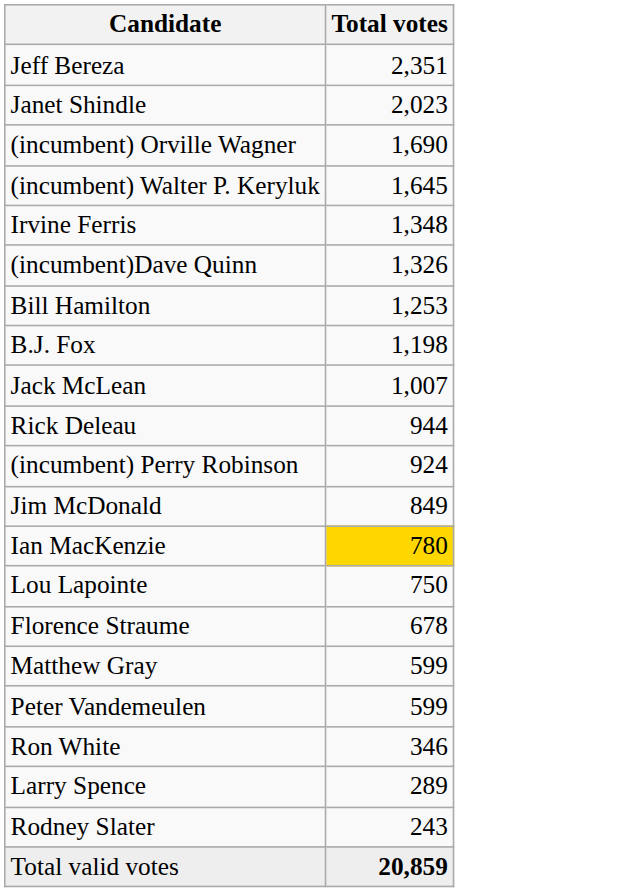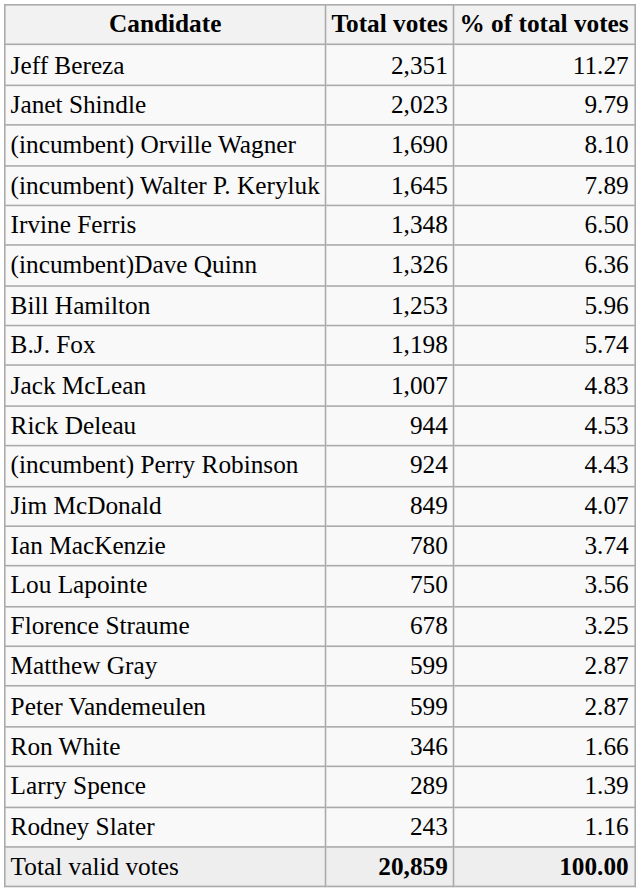+ column: (544, 24)
(429, 545) gold background -> (429, 545) no background
